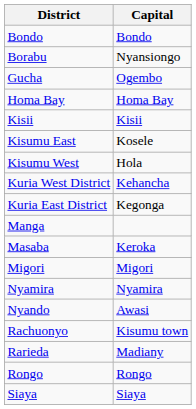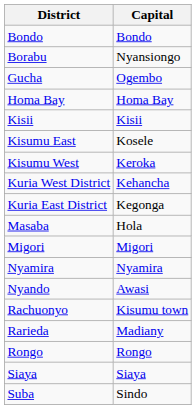(129, 162) Hola -> (136, 162) Keroka
- row: (26, 225)
(136, 246) Keroka -> (129, 225) Hola
+ row: (21, 394)
